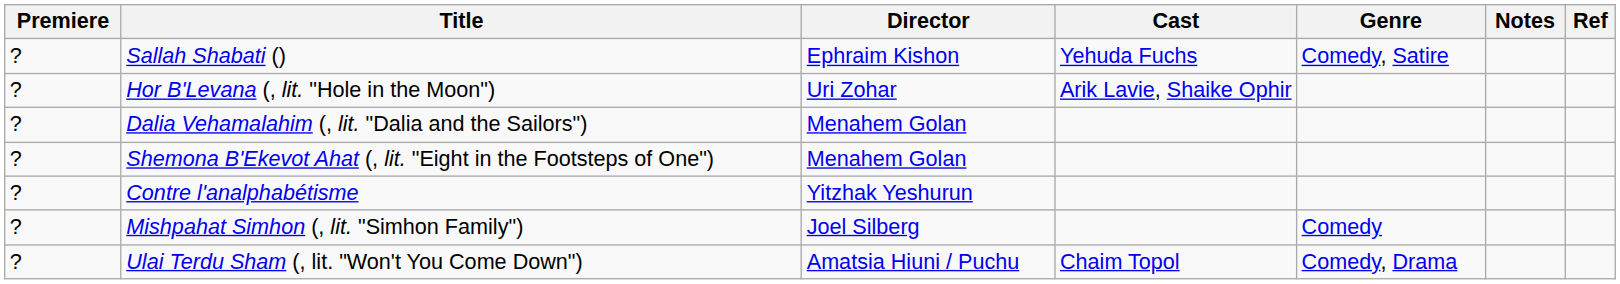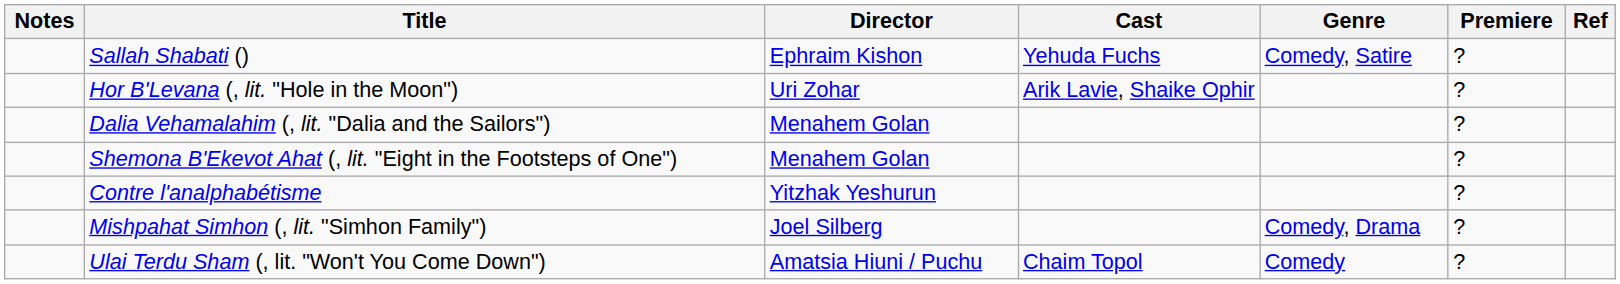columns swapped: (63, 21) <-> (1525, 21)
(1342, 227) Comedy -> (1342, 227) Comedy, Drama
(1379, 261) Comedy, Drama -> (1305, 261) Comedy
